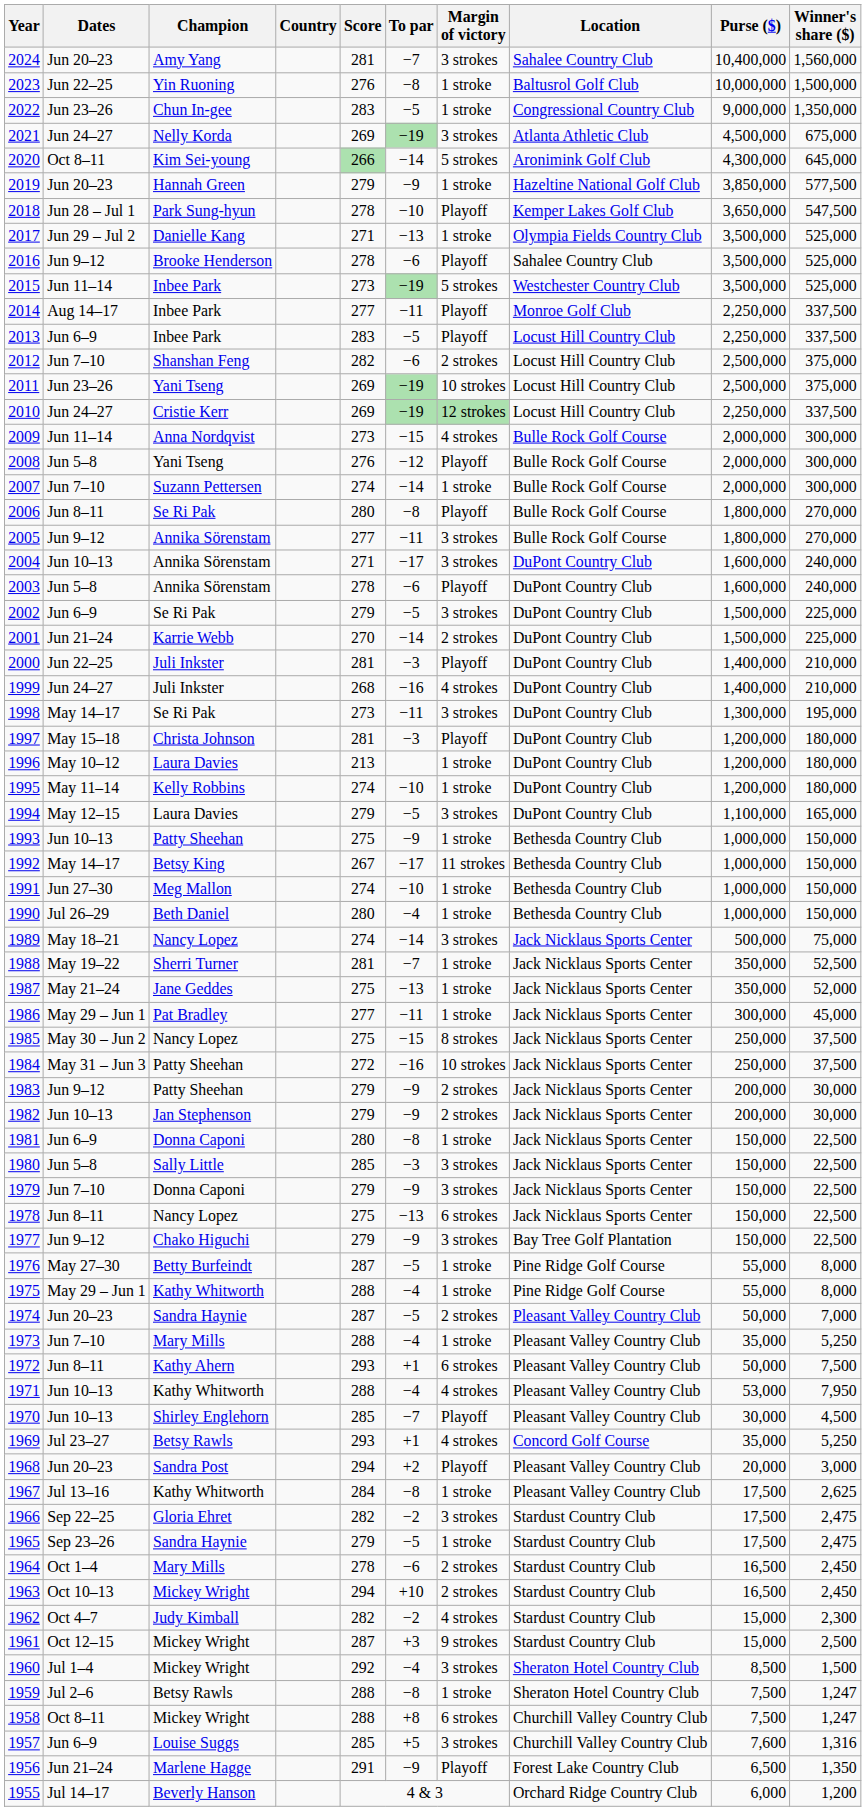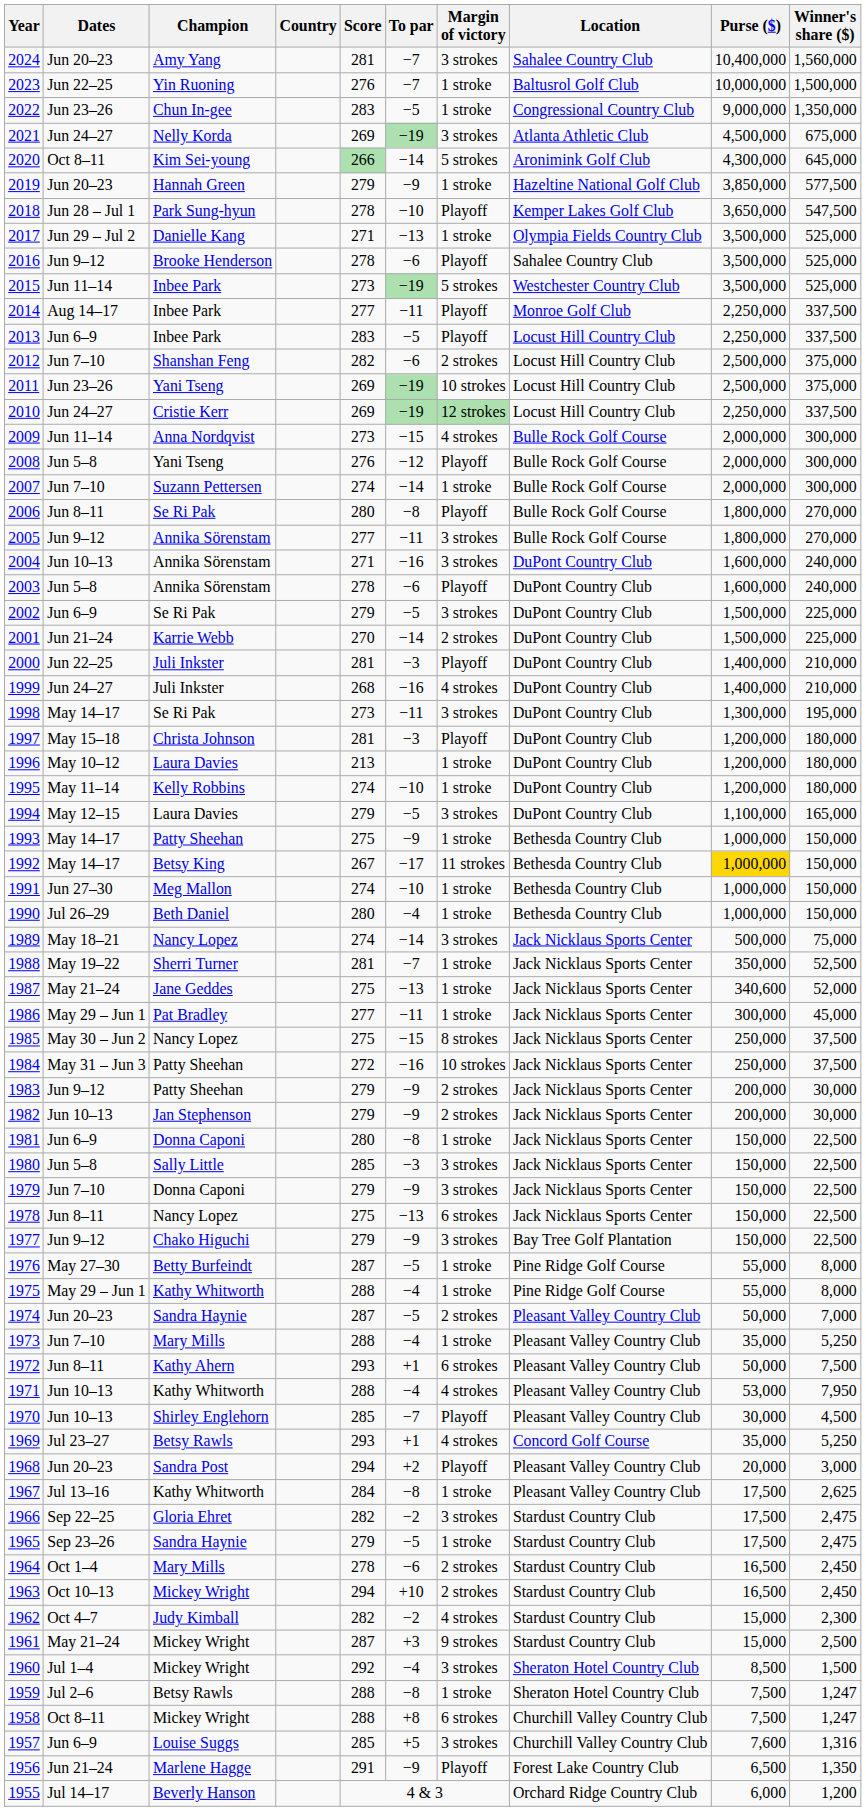(411, 85) −8 -> (411, 85) −7
(411, 562) −17 -> (411, 562) −16
(80, 838) Jun 10–13 -> (83, 838) May 14–17
(754, 863) no background -> (754, 863) gold background
(760, 989) 350,000 -> (760, 989) 340,600
(80, 1642) Oct 12–15 -> (83, 1642) May 21–24
